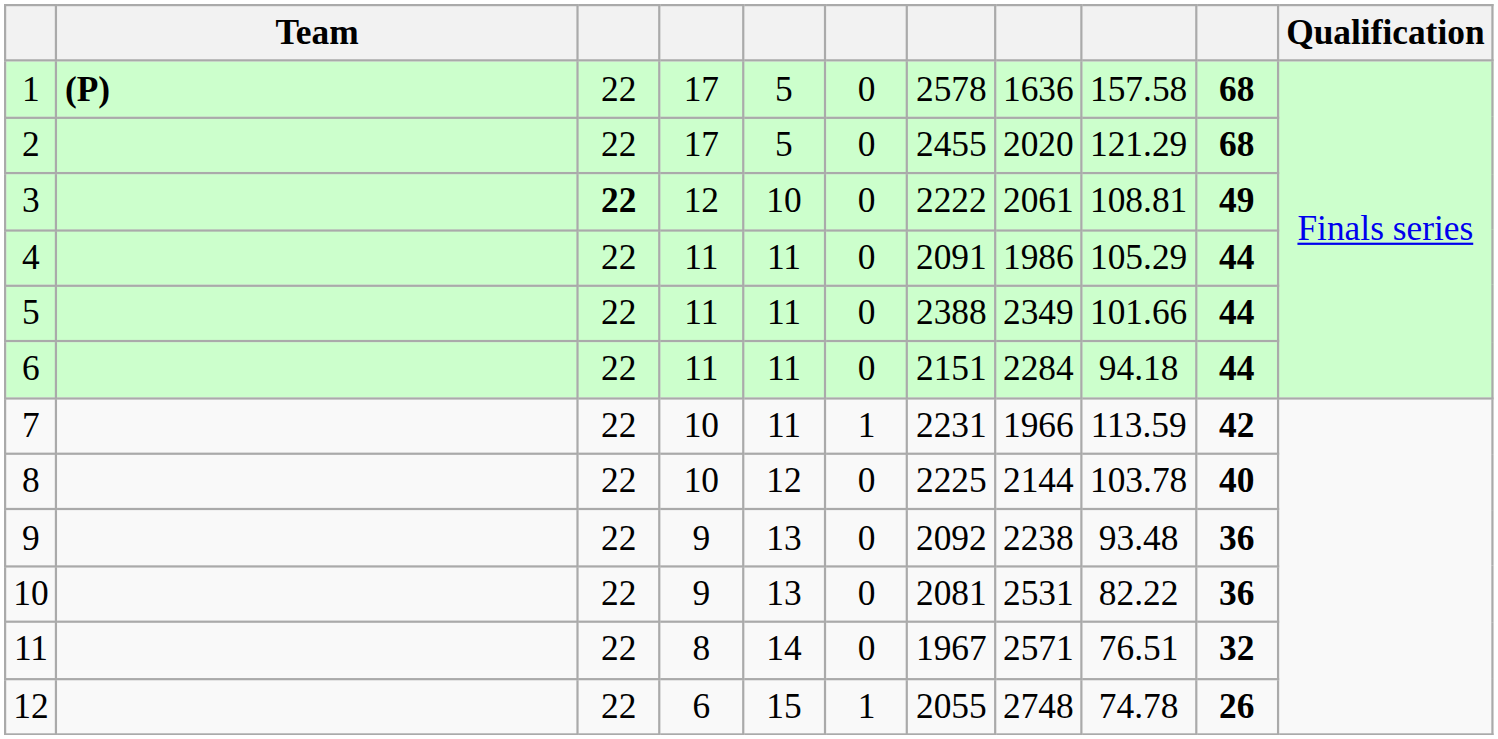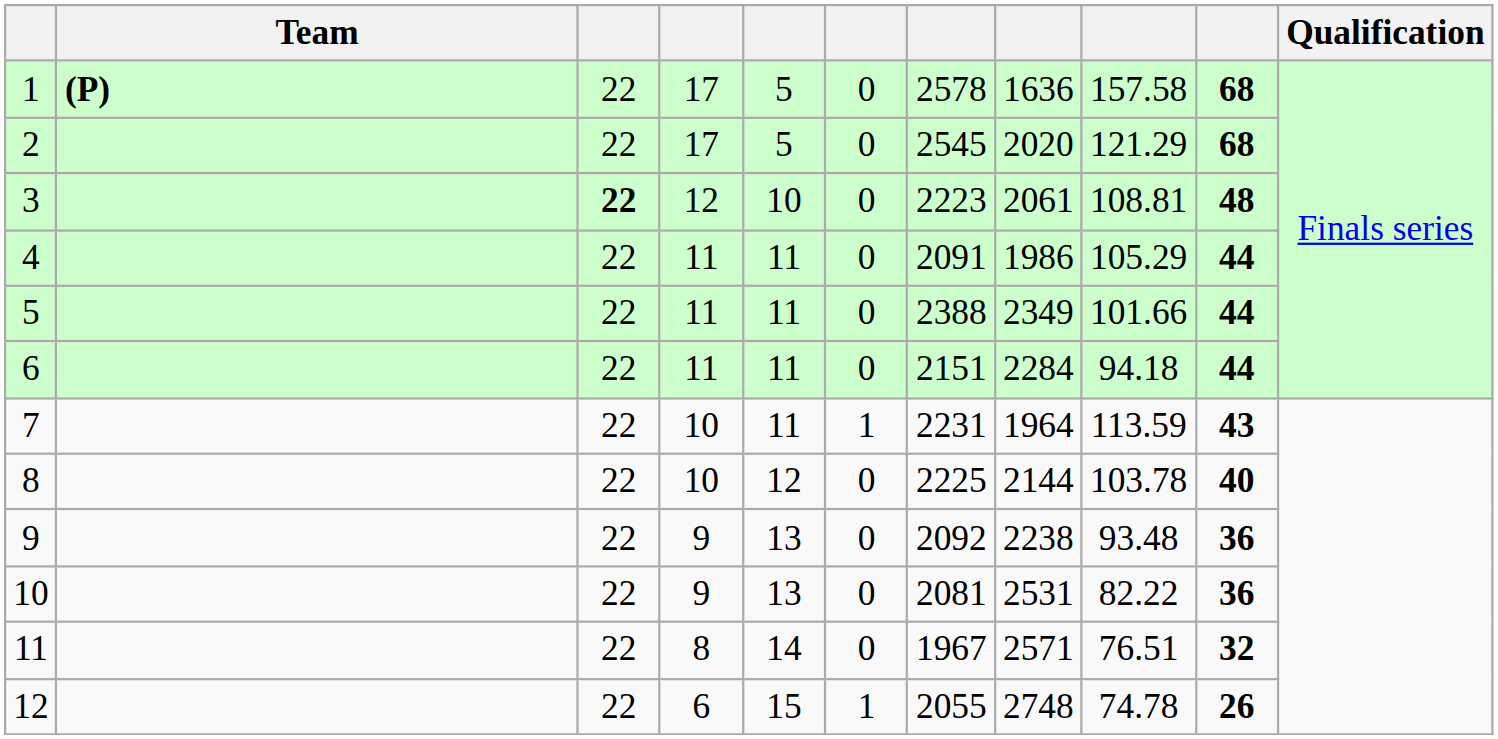(951, 144) 2455 -> (951, 144) 2545
(951, 200) 2222 -> (951, 200) 2223
(1237, 200) 49 -> (1237, 200) 48
(1038, 425) 1966 -> (1038, 425) 1964
(1237, 425) 42 -> (1237, 425) 43
